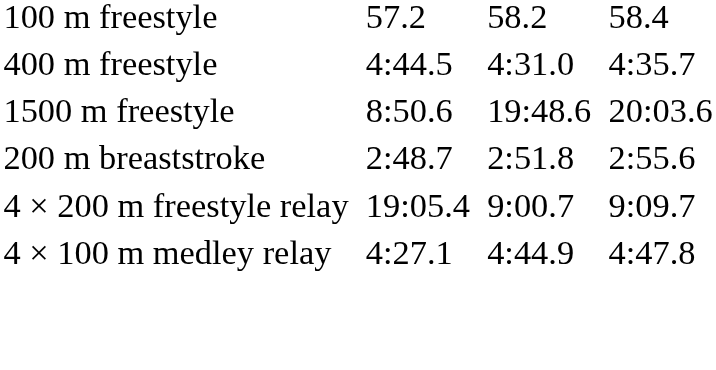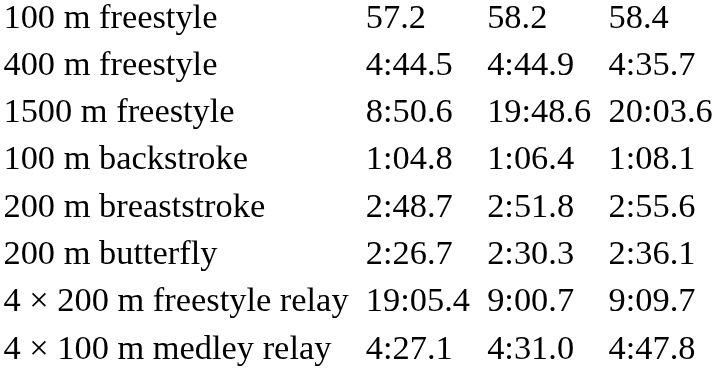(531, 63) 4:31.0 -> (531, 63) 4:44.9
+ row: (126, 158)
+ row: (110, 252)
(531, 252) 4:44.9 -> (531, 347) 4:31.0
